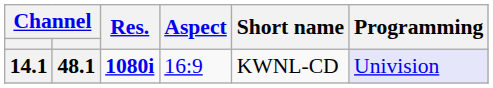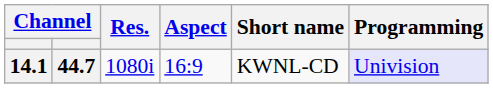(76, 65) 48.1 -> (76, 65) 44.7
(130, 65) bold -> (130, 65) normal
